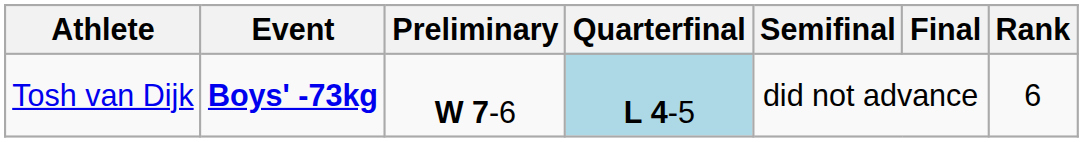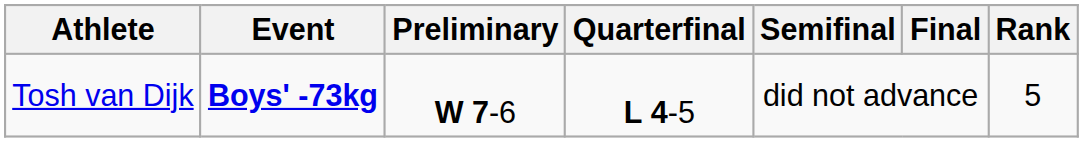(659, 112) lightblue background -> (659, 112) no background
(1033, 95) 6 -> (1033, 95) 5
